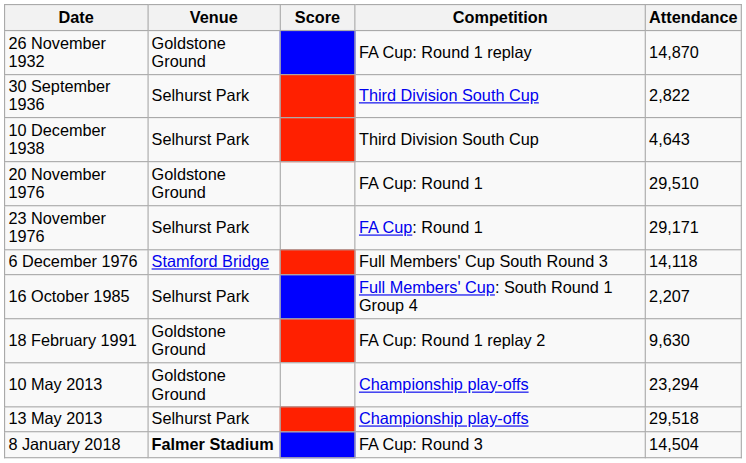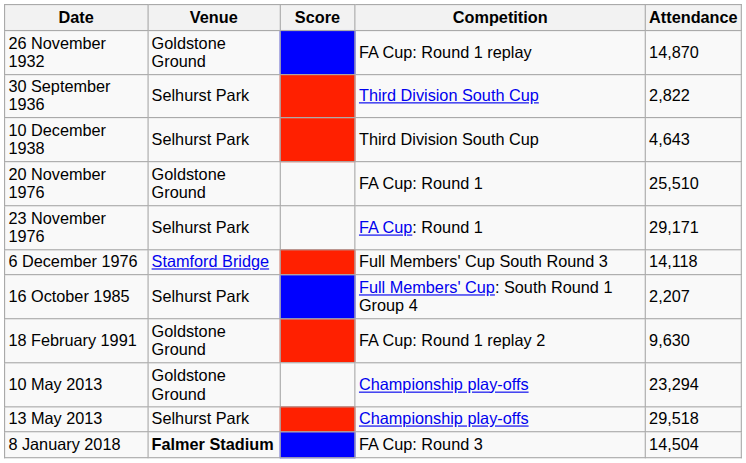(674, 184) 29,510 -> (674, 184) 25,510
